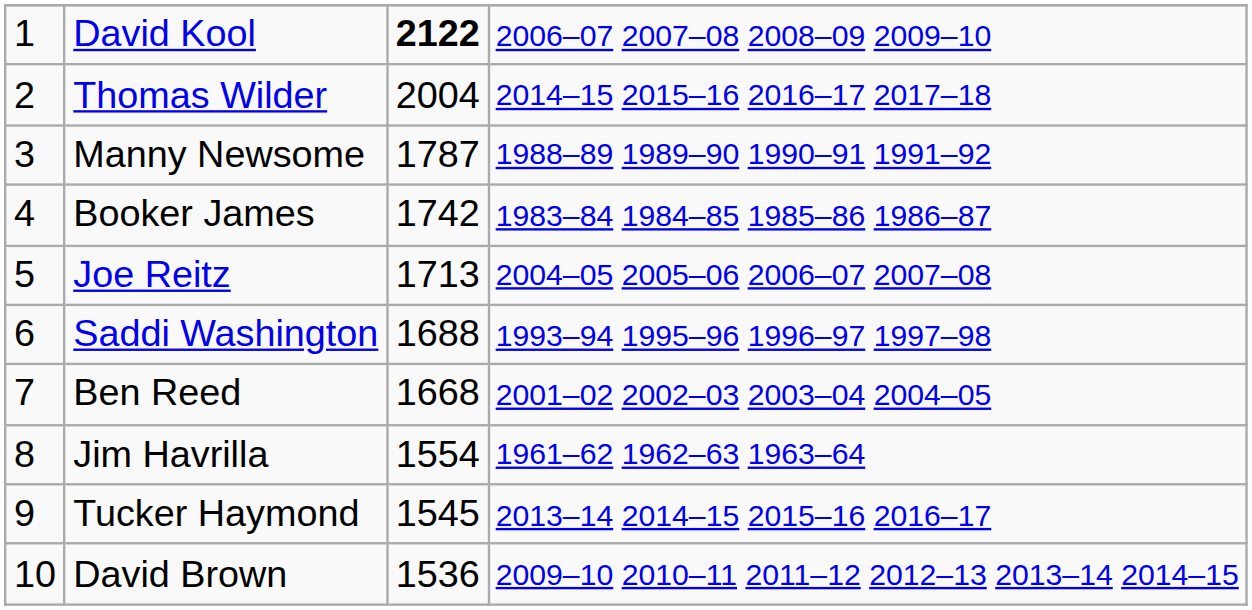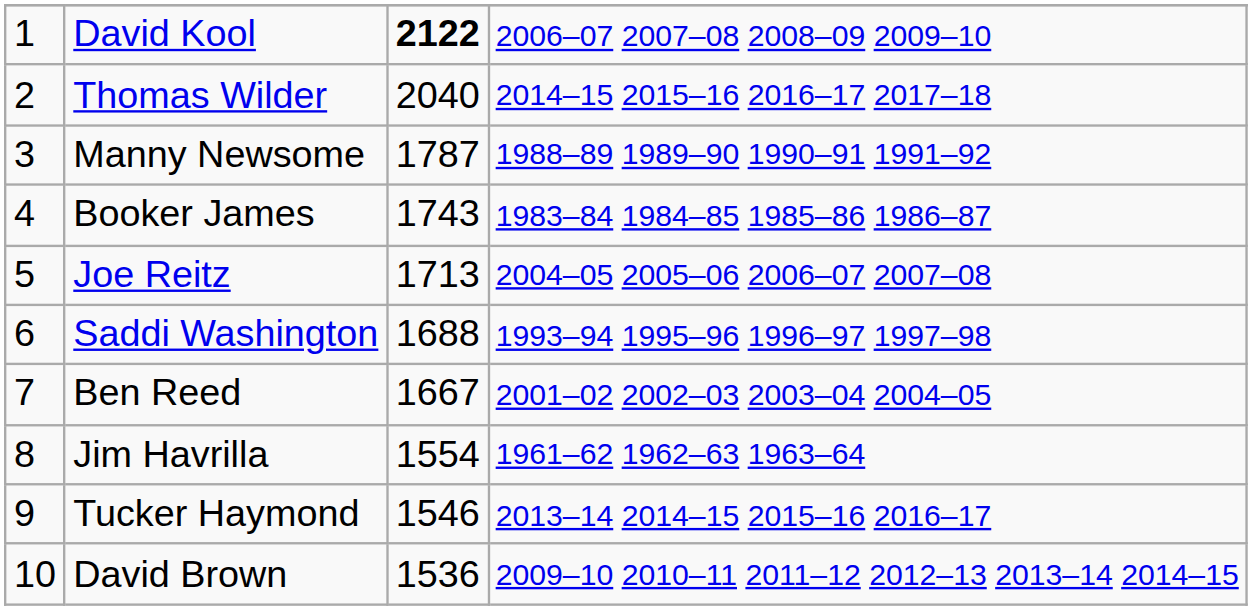(438, 94) 2004 -> (438, 94) 2040
(438, 214) 1742 -> (438, 214) 1743
(438, 393) 1668 -> (438, 393) 1667
(438, 513) 1545 -> (438, 513) 1546
